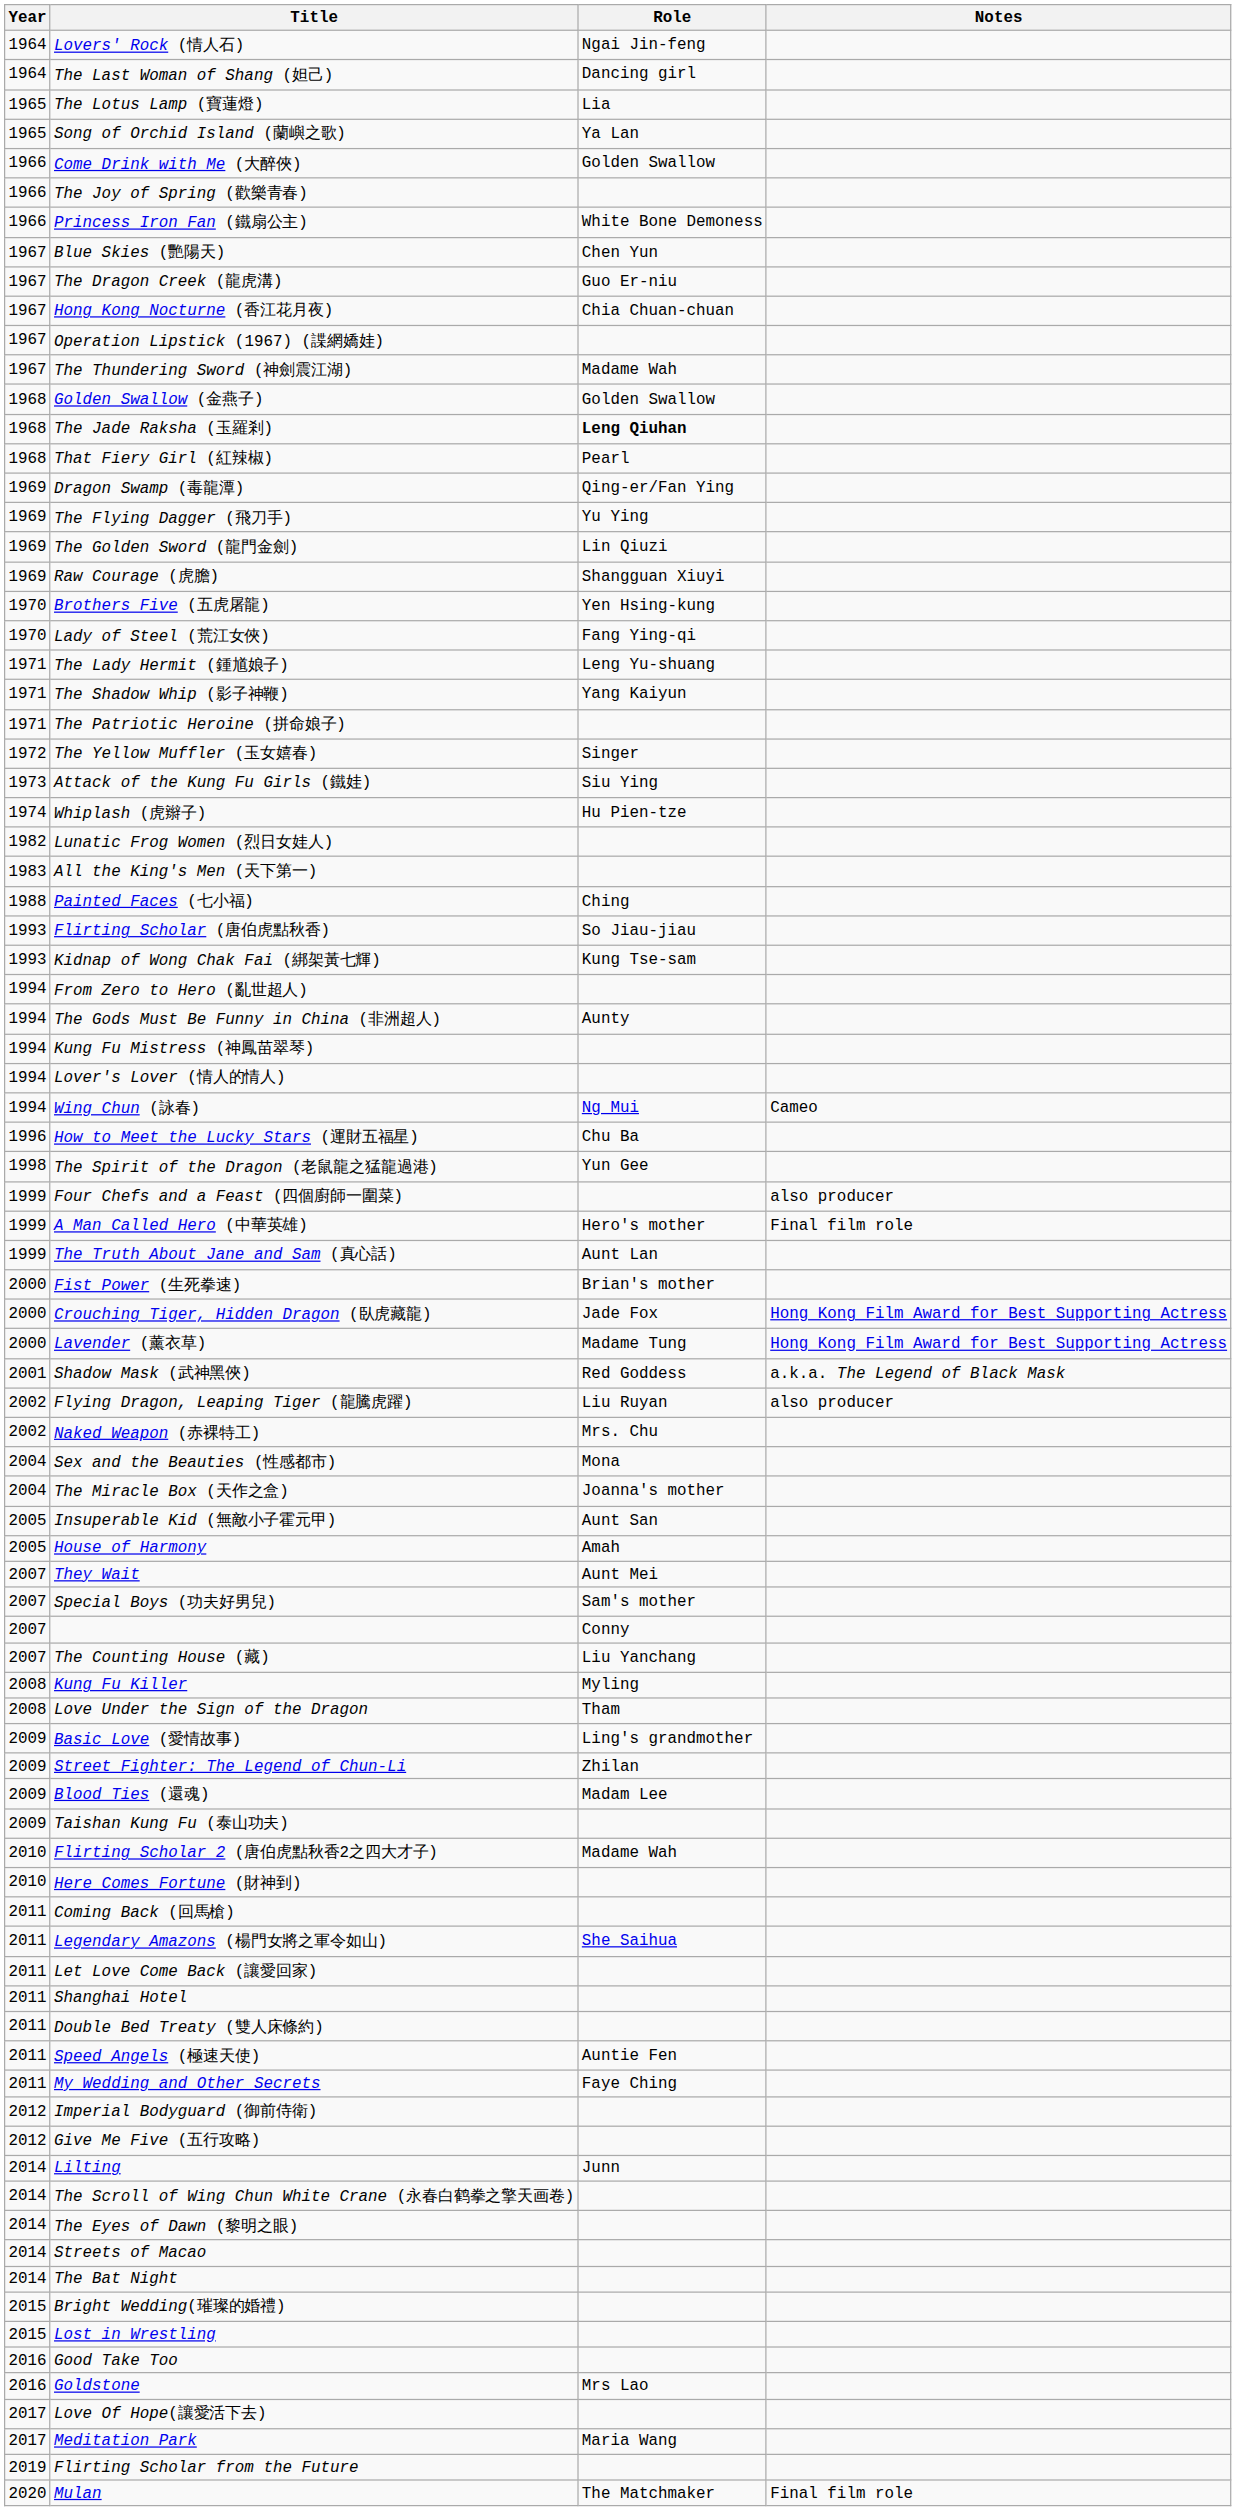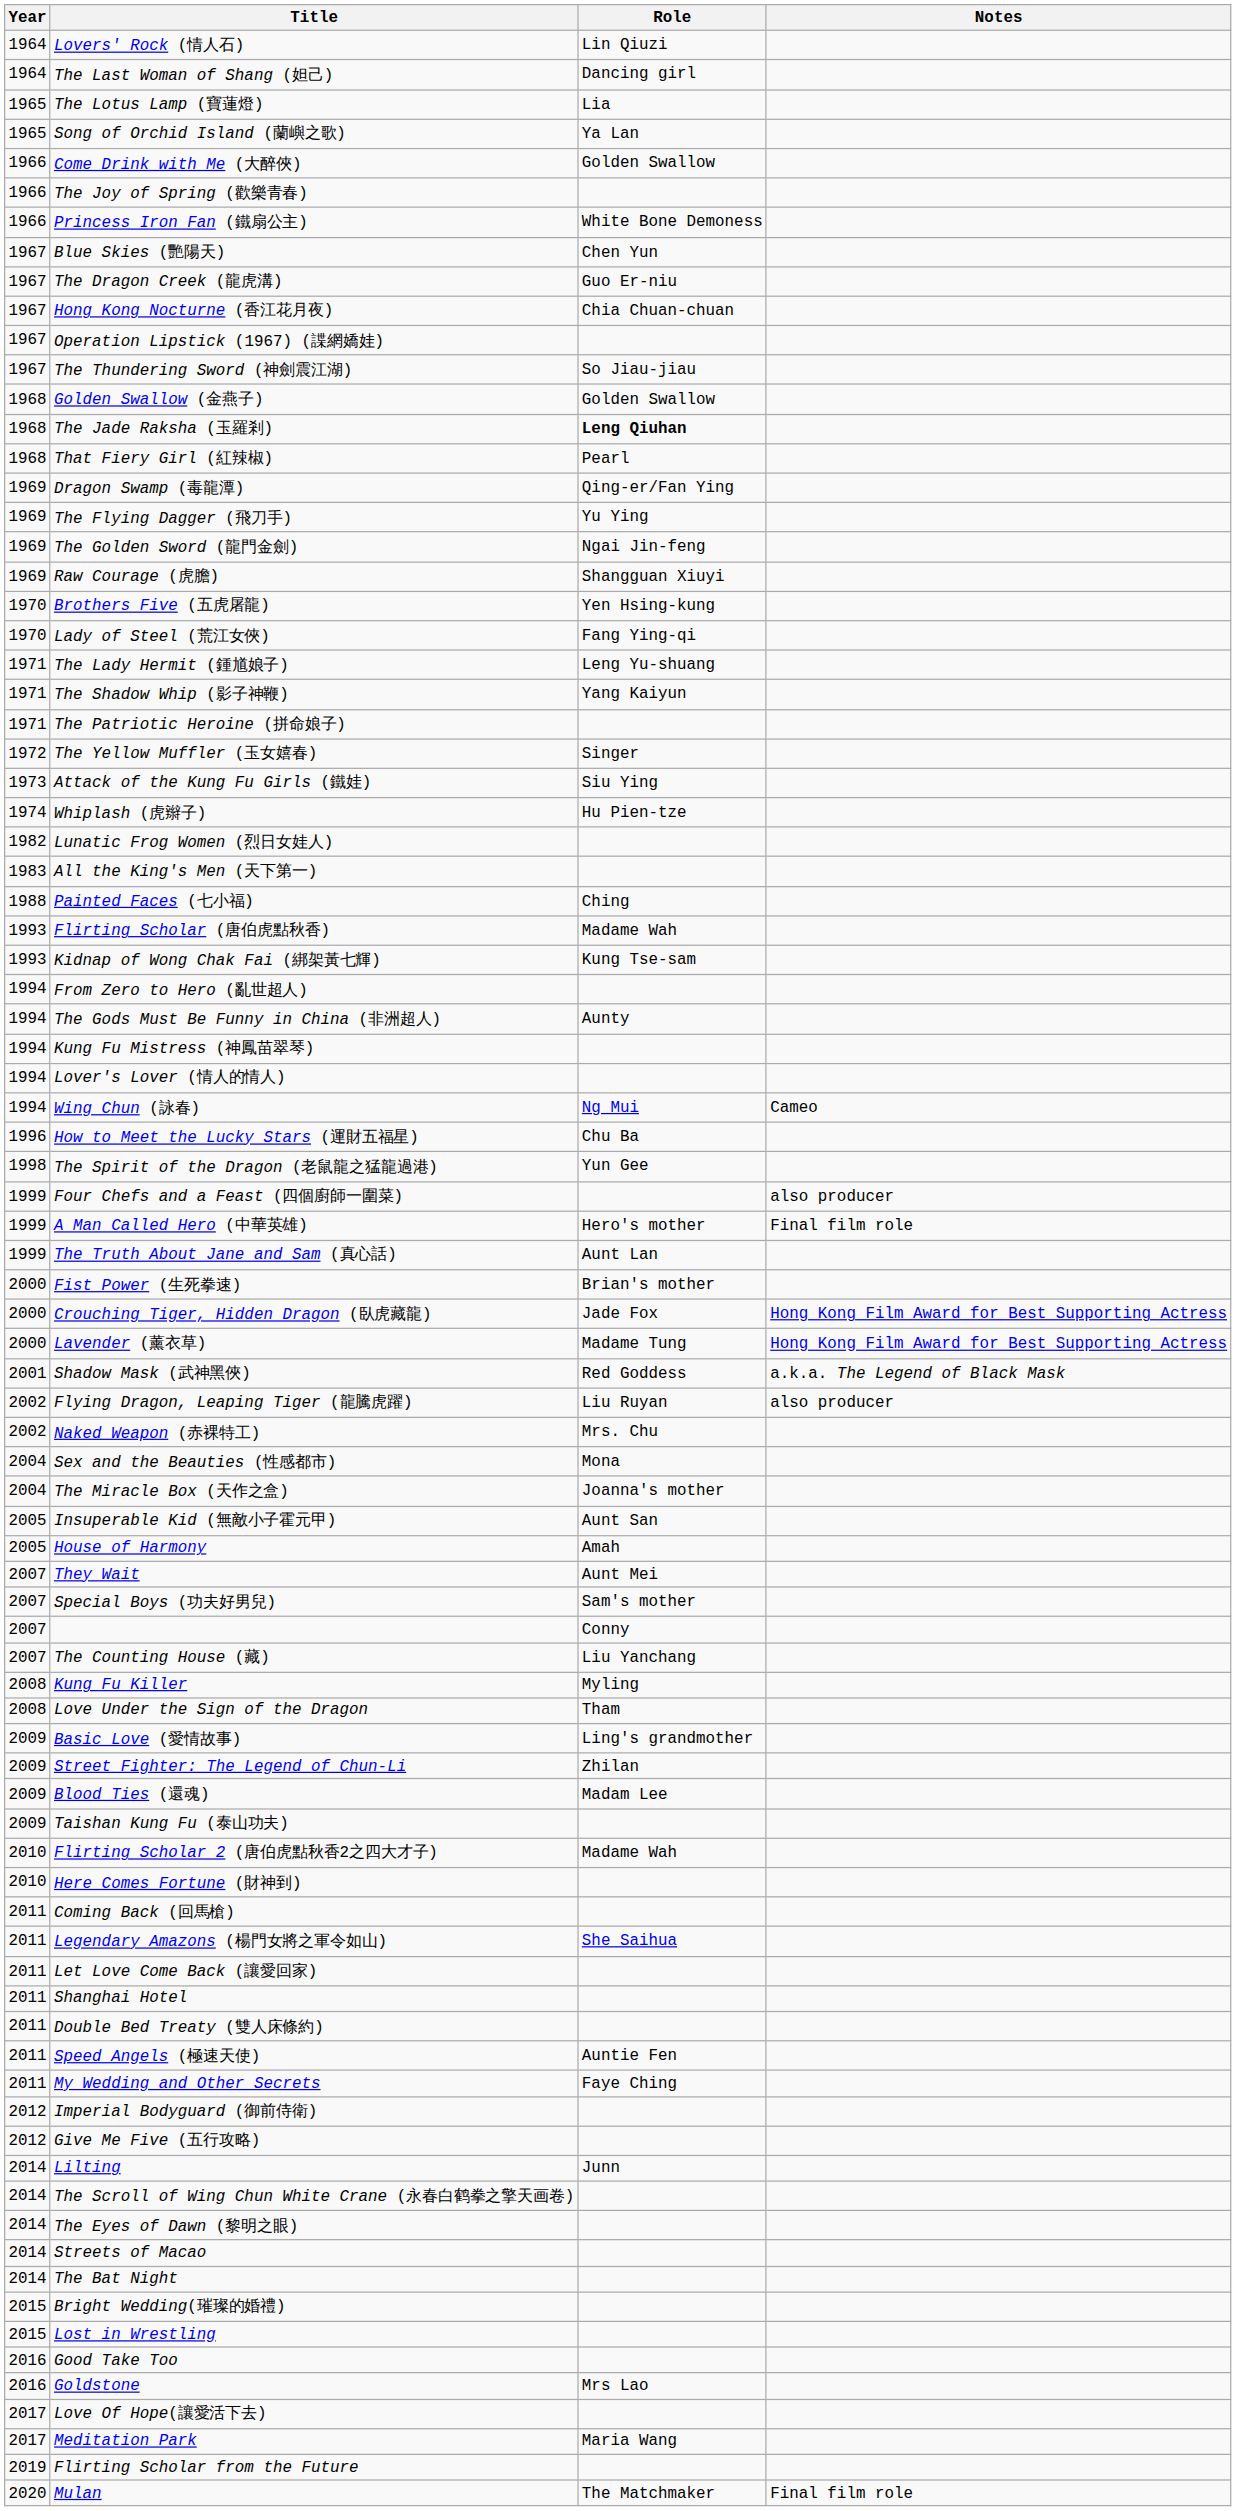(644, 45) Ngai Jin-feng -> (625, 45) Lin Qiuzi
(629, 370) Madame Wah -> (639, 370) So Jiau-jiau
(625, 547) Lin Qiuzi -> (644, 547) Ngai Jin-feng
(639, 930) So Jiau-jiau -> (629, 930) Madame Wah
